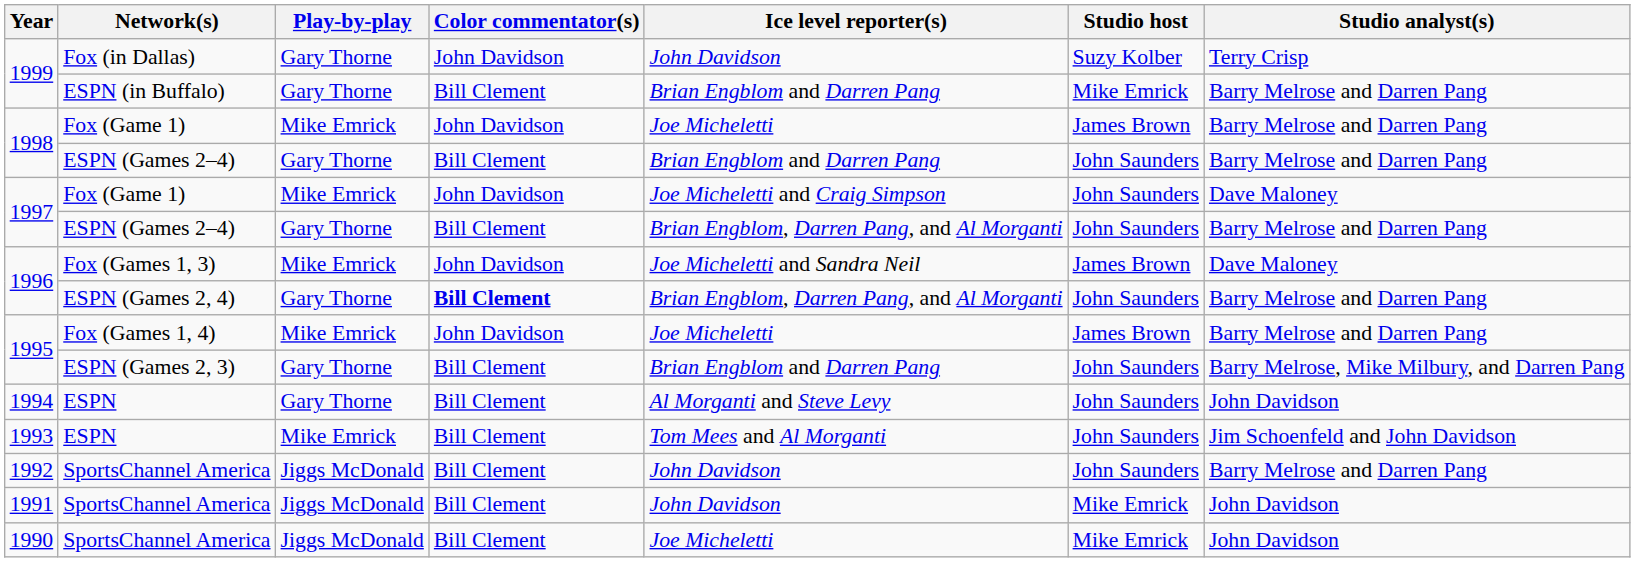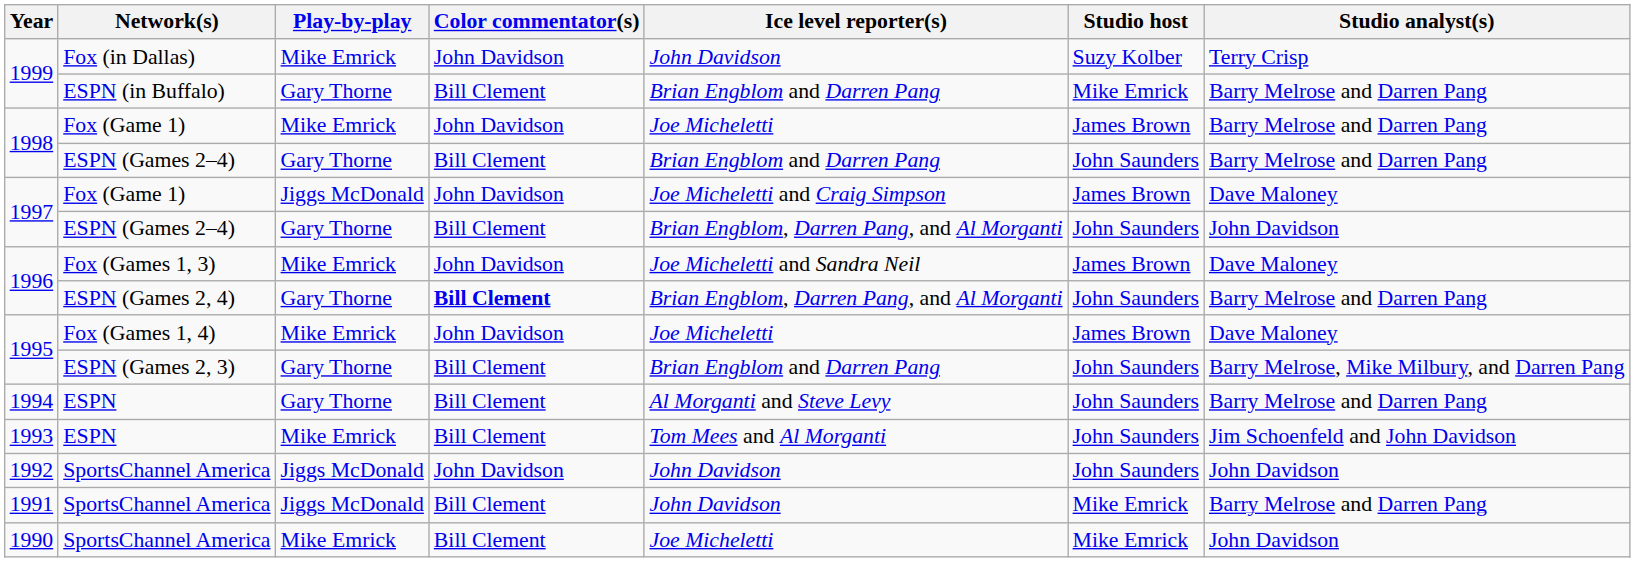(336, 56) Gary Thorne -> (338, 56) Mike Emrick
(338, 194) Mike Emrick -> (352, 194) Jiggs McDonald
(1136, 194) John Saunders -> (1132, 194) James Brown
(1348, 228) Barry Melrose and Darren Pang -> (1274, 228) John Davidson
(1348, 332) Barry Melrose and Darren Pang -> (1273, 332) Dave Maloney
(1274, 401) John Davidson -> (1348, 401) Barry Melrose and Darren Pang
(490, 470) Bill Clement -> (499, 470) John Davidson
(1348, 470) Barry Melrose and Darren Pang -> (1274, 470) John Davidson
(1274, 504) John Davidson -> (1348, 504) Barry Melrose and Darren Pang
(352, 539) Jiggs McDonald -> (338, 539) Mike Emrick
